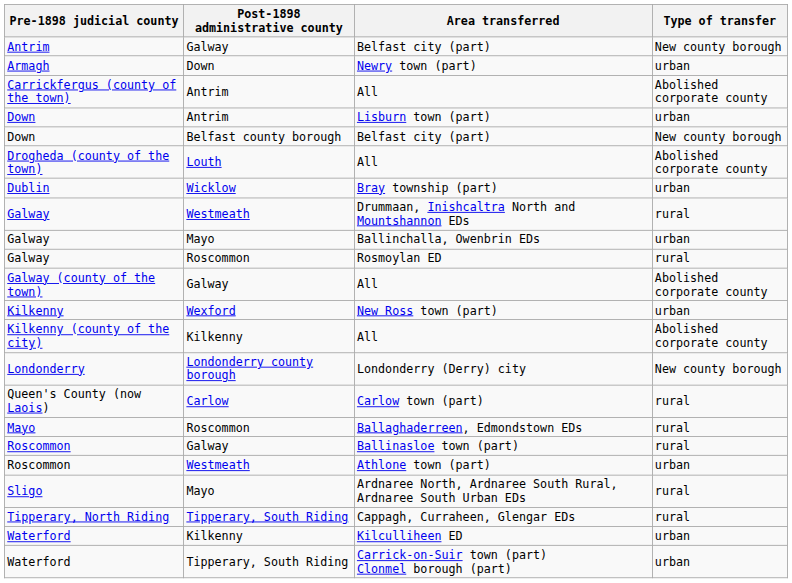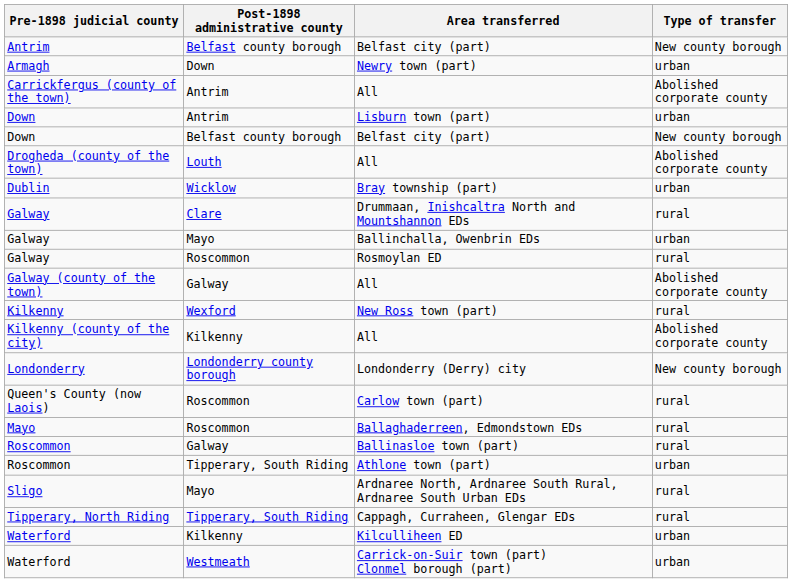(208, 47) Galway -> (264, 47) Belfast county borough
(218, 214) Westmeath -> (204, 214) Clare
(672, 310) urban -> (672, 310) rural
(208, 401) Carlow -> (218, 401) Roscommon
(218, 465) Westmeath -> (267, 465) Tipperary, South Riding
(267, 562) Tipperary, South Riding -> (218, 562) Westmeath
